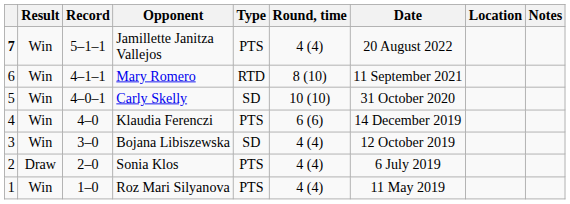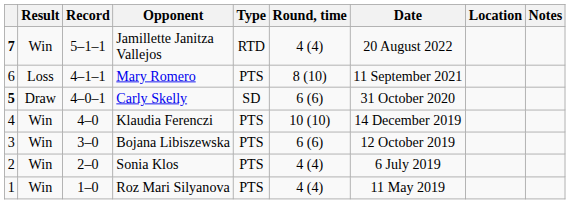(251, 45) PTS -> (251, 45) RTD
(40, 76) Win -> (40, 76) Loss
(251, 76) RTD -> (251, 76) PTS
(11, 98) normal -> (11, 98) bold
(40, 98) Win -> (40, 98) Draw
(310, 98) 10 (10) -> (310, 98) 6 (6)
(310, 120) 6 (6) -> (310, 120) 10 (10)
(251, 143) SD -> (251, 143) PTS
(310, 143) 4 (4) -> (310, 143) 6 (6)
(40, 165) Draw -> (40, 165) Win
